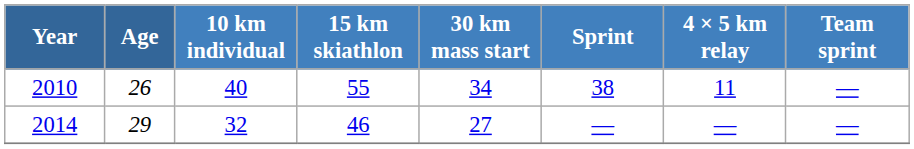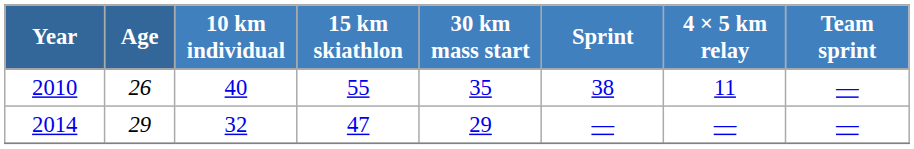(480, 87) 34 -> (480, 87) 35
(358, 124) 46 -> (358, 124) 47
(480, 124) 27 -> (480, 124) 29
